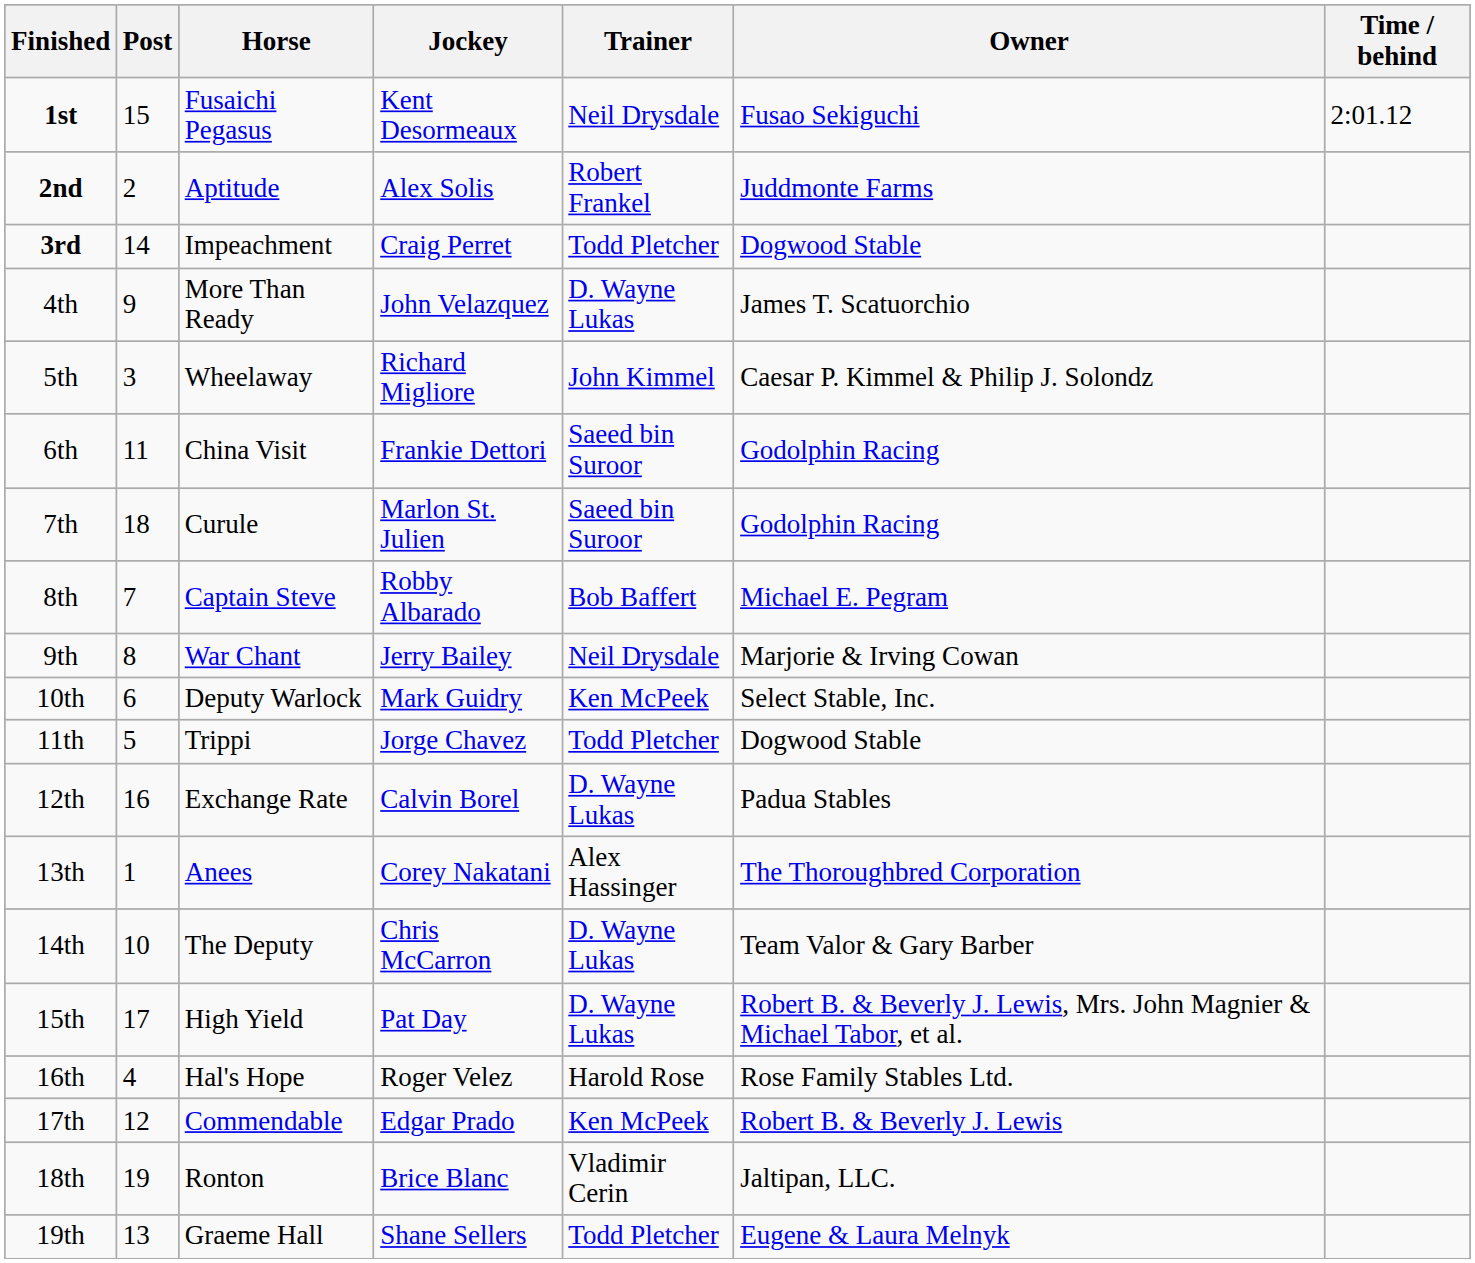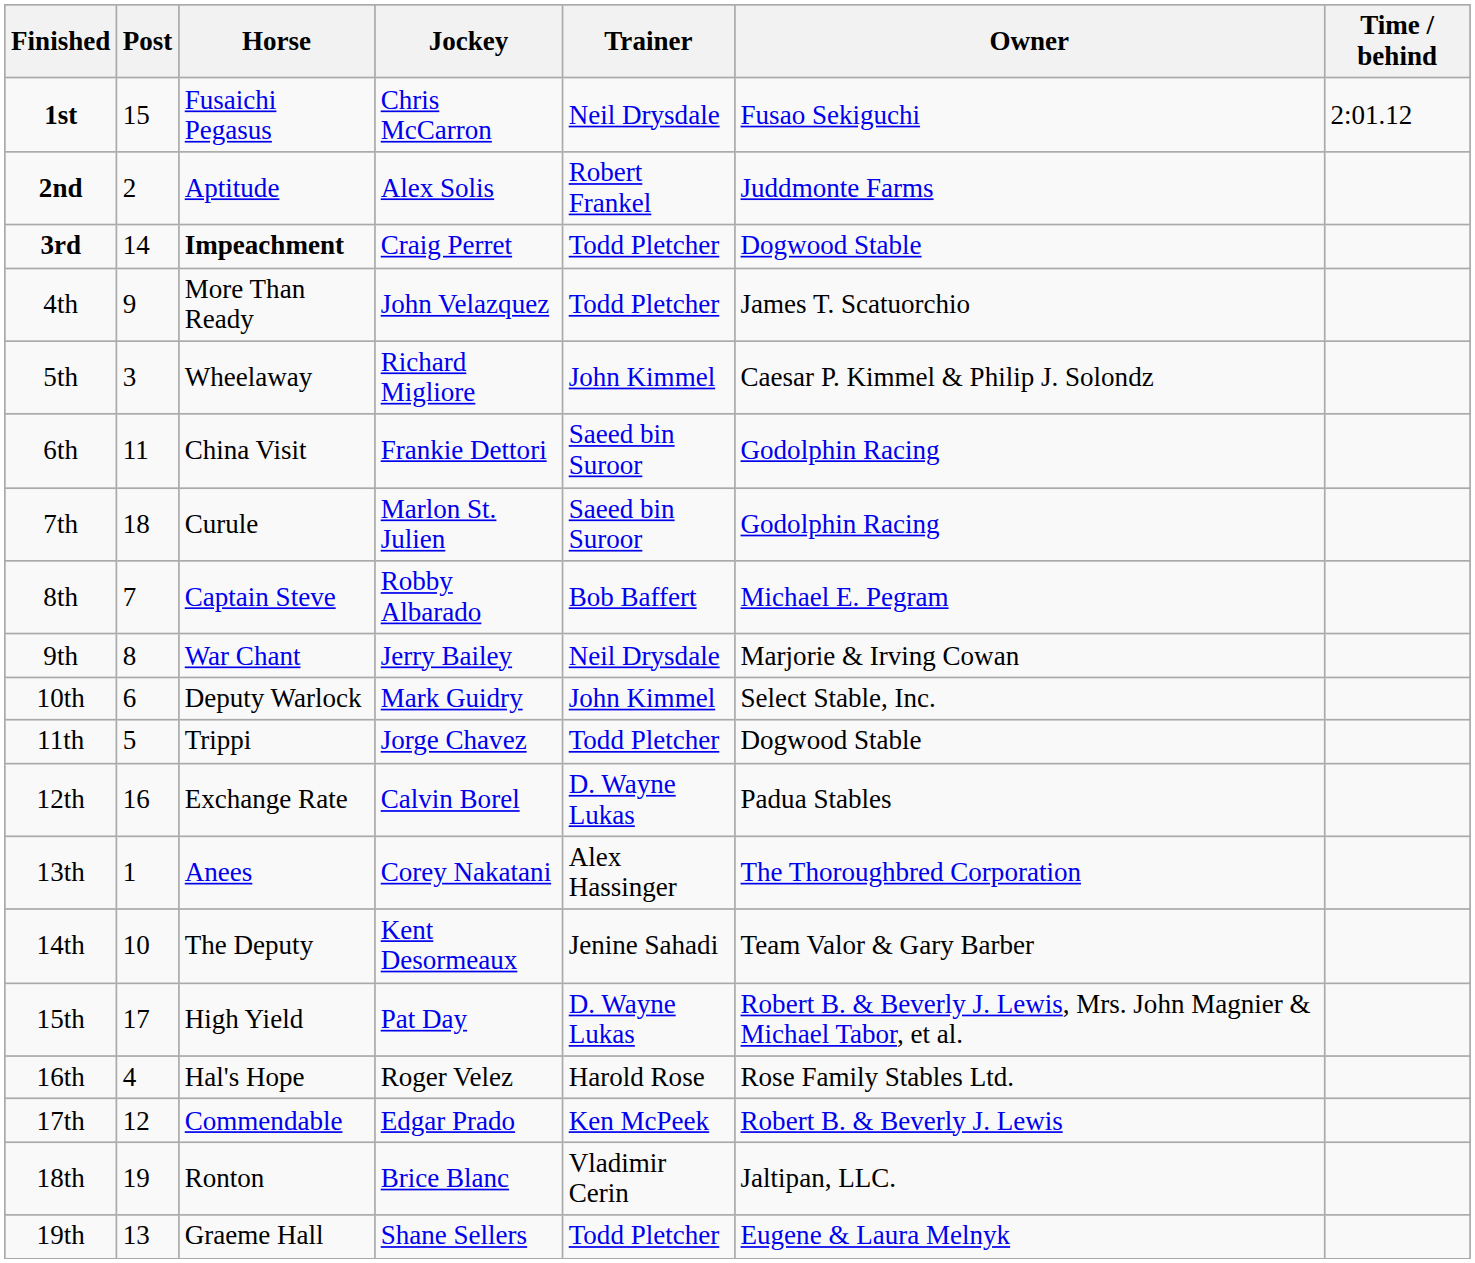(449, 114) Kent Desormeaux -> (436, 114) Chris McCarron
(258, 245) normal -> (264, 245) bold
(622, 303) D. Wayne Lukas -> (644, 303) Todd Pletcher
(638, 698) Ken McPeek -> (642, 698) John Kimmel
(436, 945) Chris McCarron -> (449, 945) Kent Desormeaux
(622, 945) D. Wayne Lukas -> (643, 945) Jenine Sahadi
